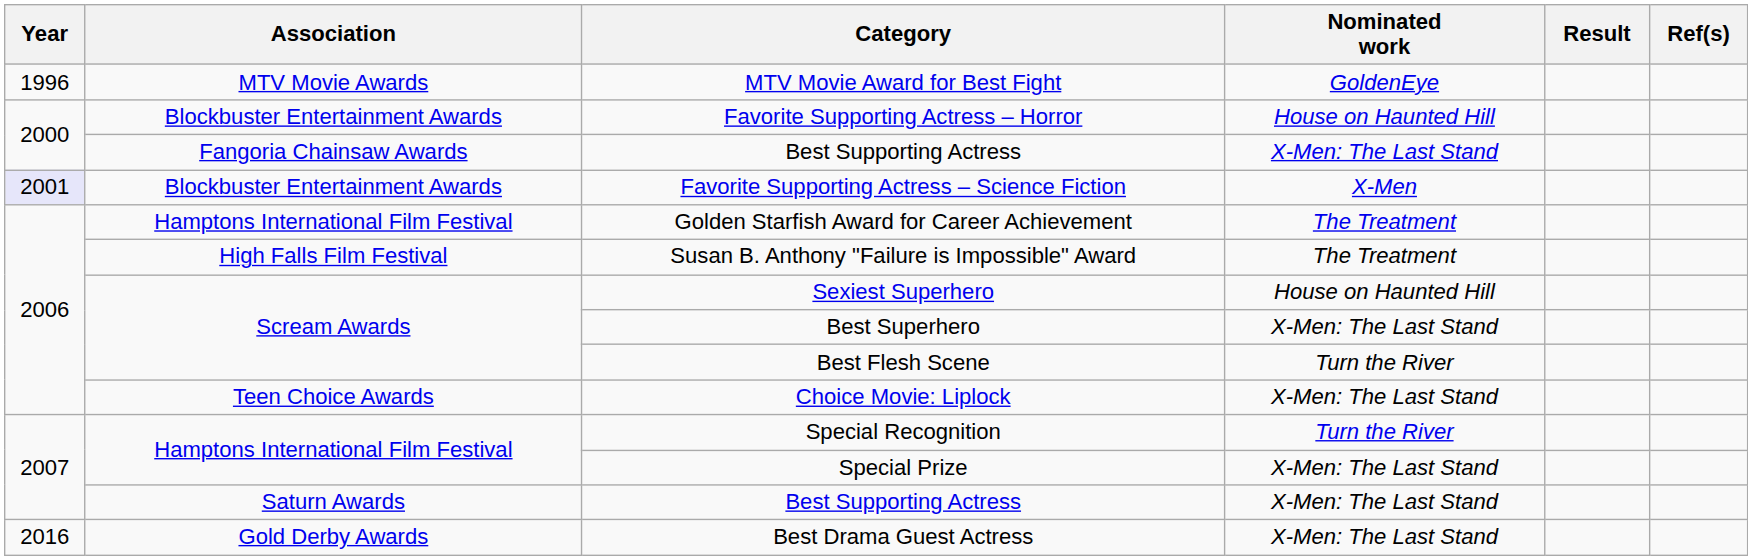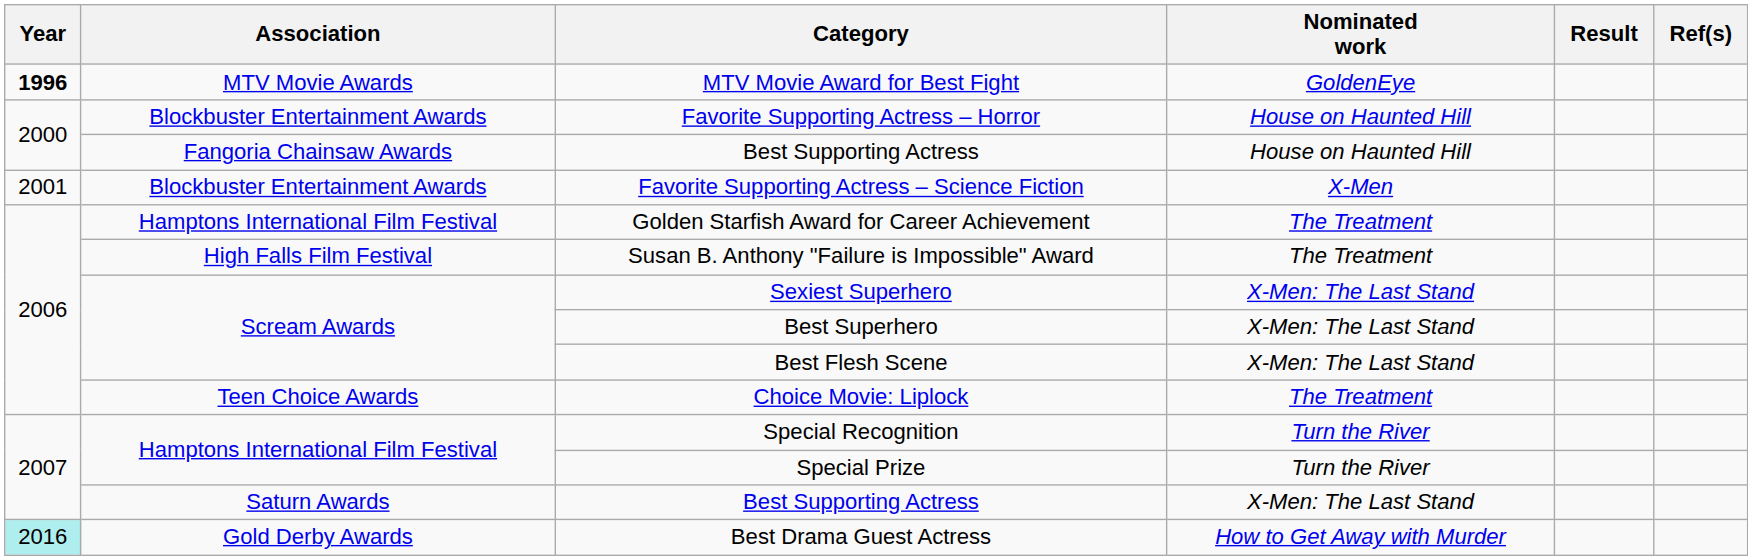(45, 81) normal -> (43, 81) bold
(1384, 151) X-Men: The Last Stand -> (1361, 151) House on Haunted Hill
(45, 186) lavender background -> (43, 186) no background
(1384, 291) House on Haunted Hill -> (1361, 291) X-Men: The Last Stand
(1384, 362) Turn the River -> (1361, 362) X-Men: The Last Stand
(1384, 397) X-Men: The Last Stand -> (1361, 397) The Treatment
(1384, 467) X-Men: The Last Stand -> (1361, 467) Turn the River
(45, 537) no background -> (43, 537) paleturquoise background
(1384, 537) X-Men: The Last Stand -> (1361, 537) How to Get Away with Murder
